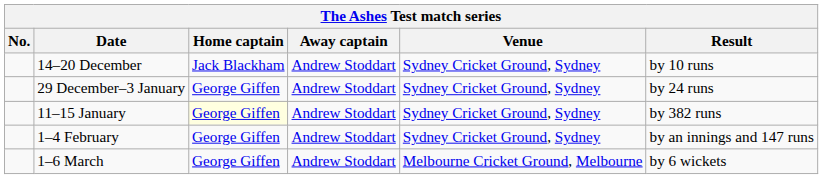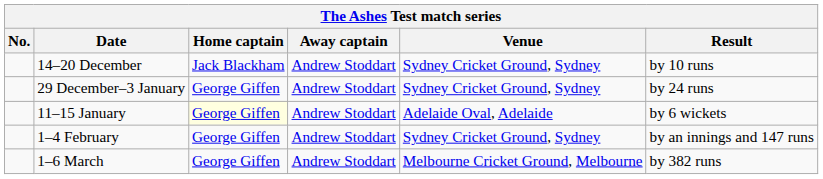(502, 112) Sydney Cricket Ground, Sydney -> (478, 112) Adelaide Oval, Adelaide
(685, 112) by 382 runs -> (688, 112) by 6 wickets
(688, 161) by 6 wickets -> (685, 161) by 382 runs
